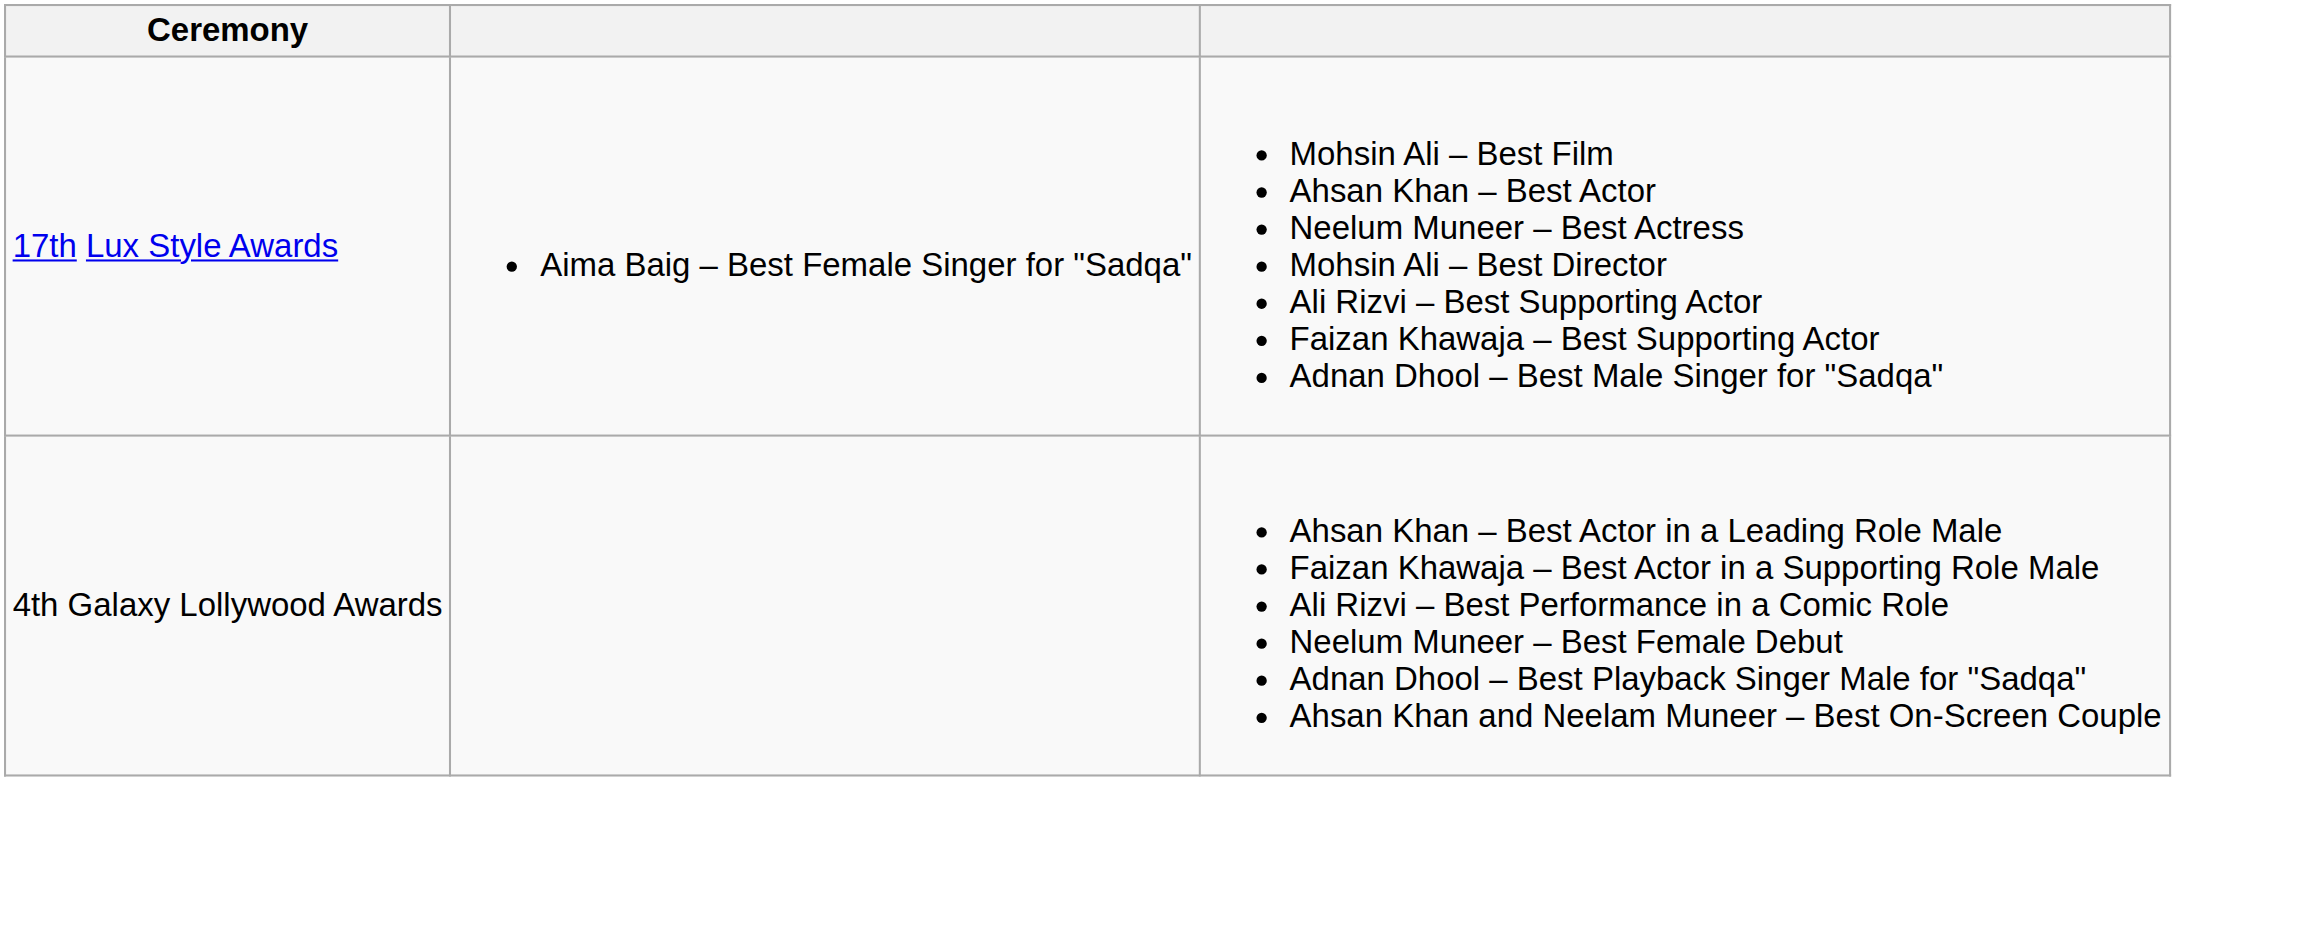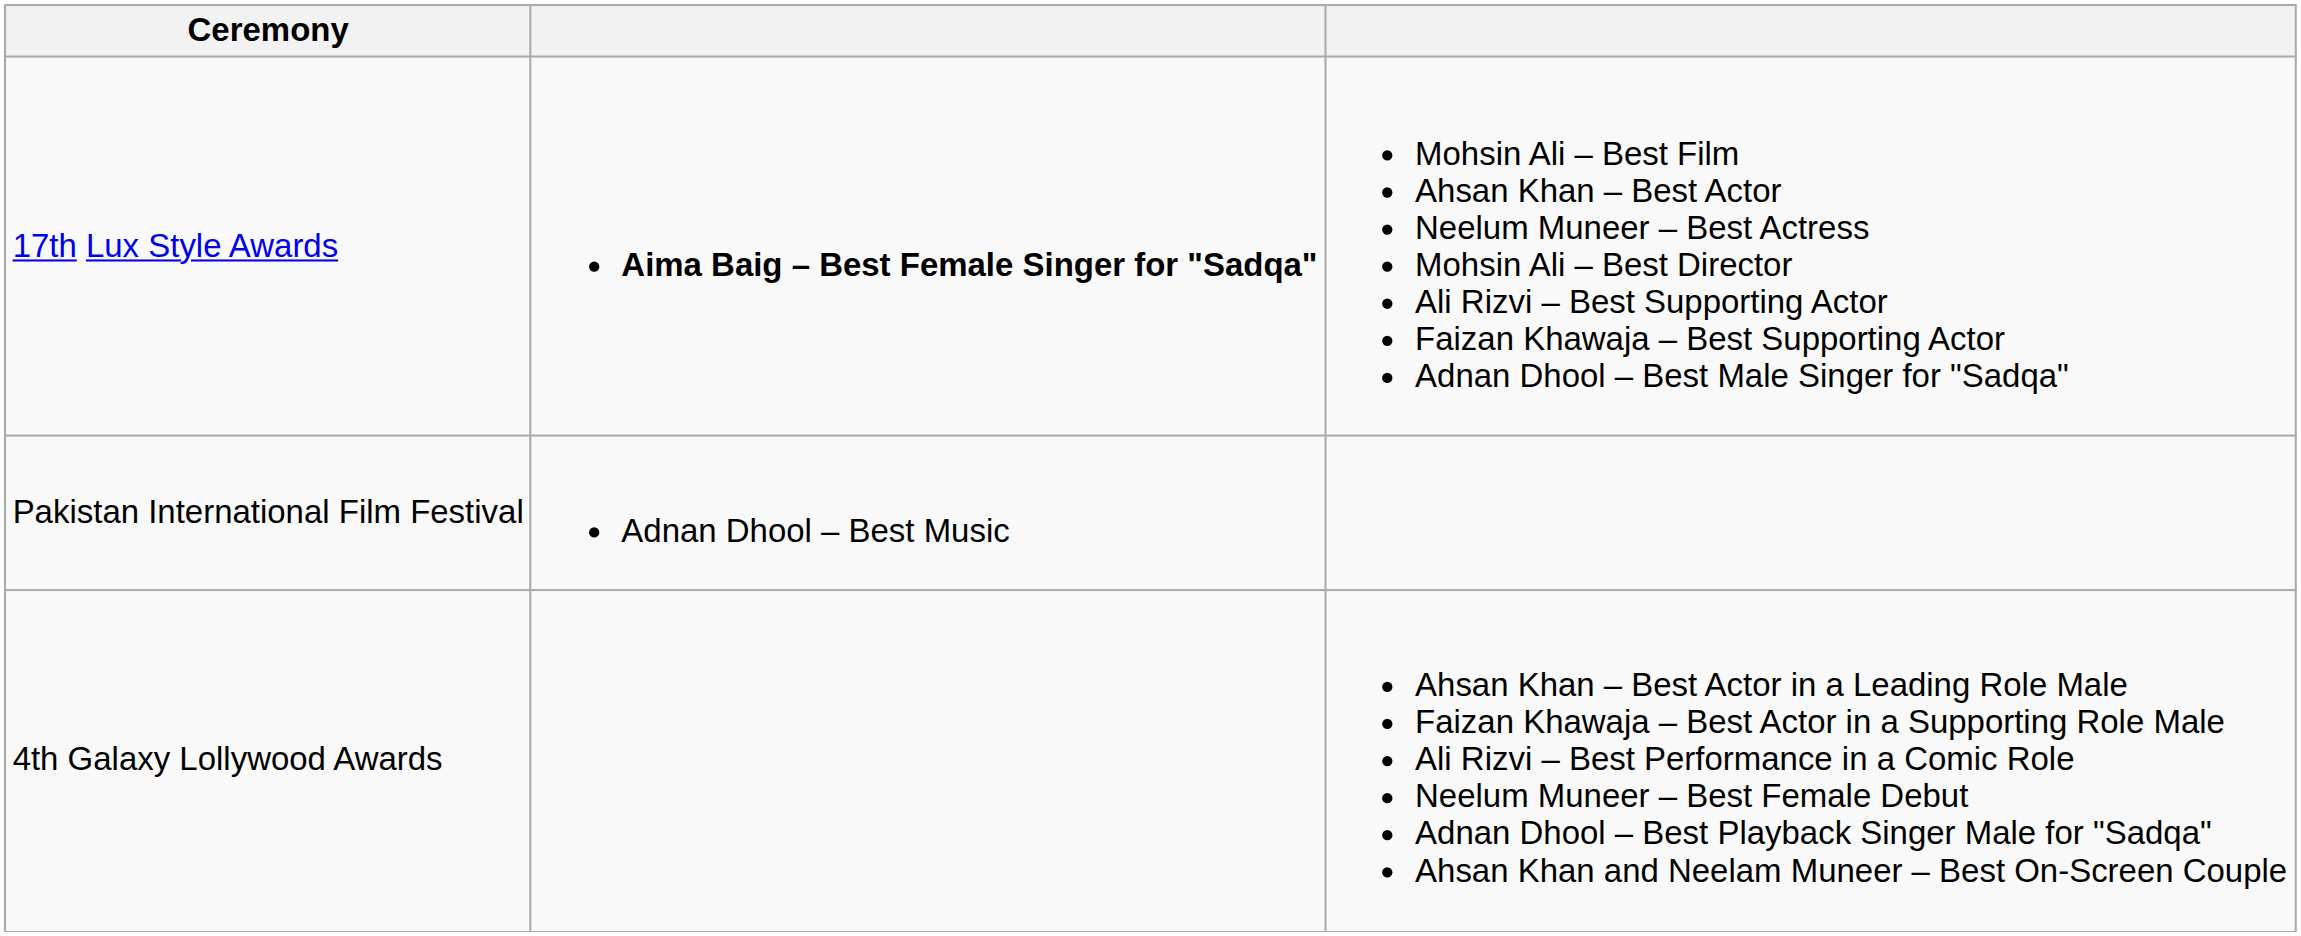(825, 265) normal -> (928, 265) bold
+ row: (268, 512)
